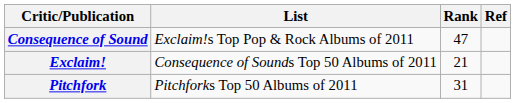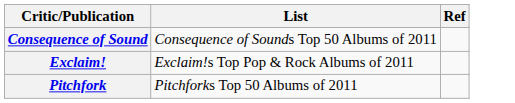- column: (461, 16)
(284, 39) Exclaim!s Top Pop & Rock Albums of 2011 -> (296, 39) Consequence of Sounds Top 50 Albums of 2011
(296, 62) Consequence of Sounds Top 50 Albums of 2011 -> (284, 62) Exclaim!s Top Pop & Rock Albums of 2011
